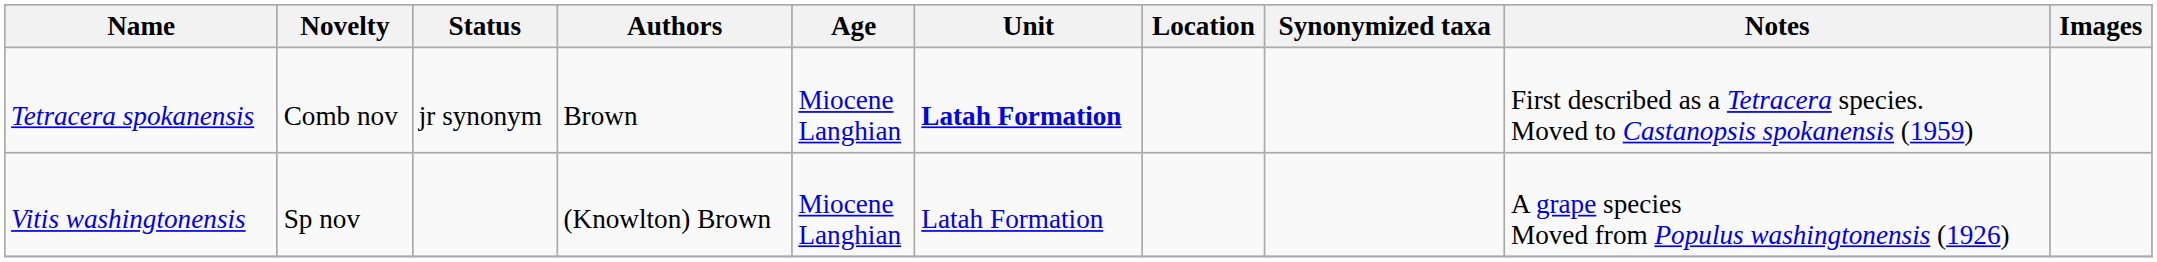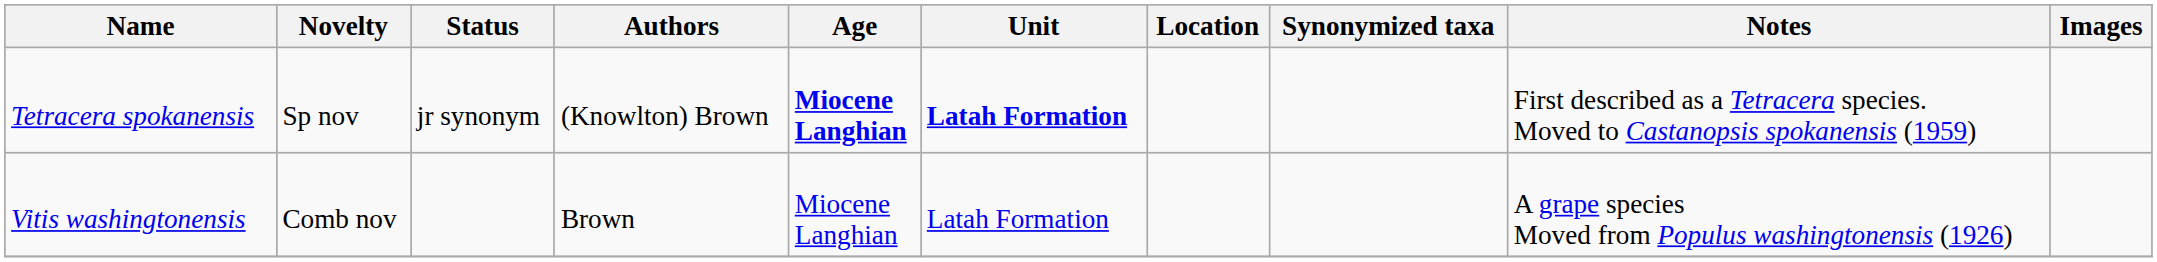(341, 115) Comb nov -> (321, 115) Sp nov
(600, 115) Brown -> (665, 115) (Knowlton) Brown
(850, 115) normal -> (851, 115) bold
(322, 219) Sp nov -> (339, 219) Comb nov
(667, 219) (Knowlton) Brown -> (598, 219) Brown
